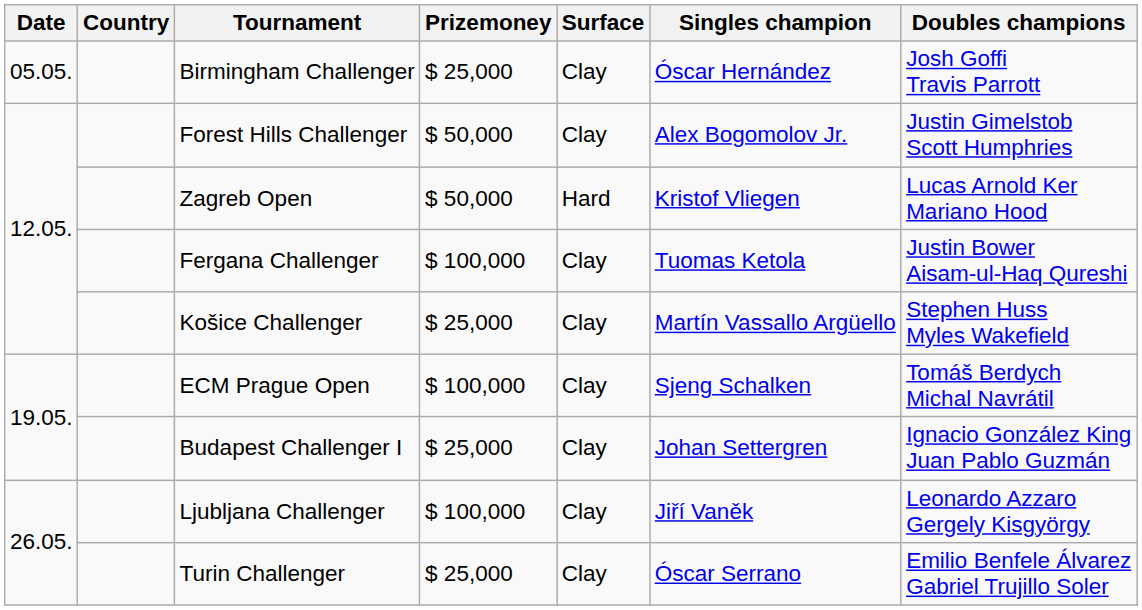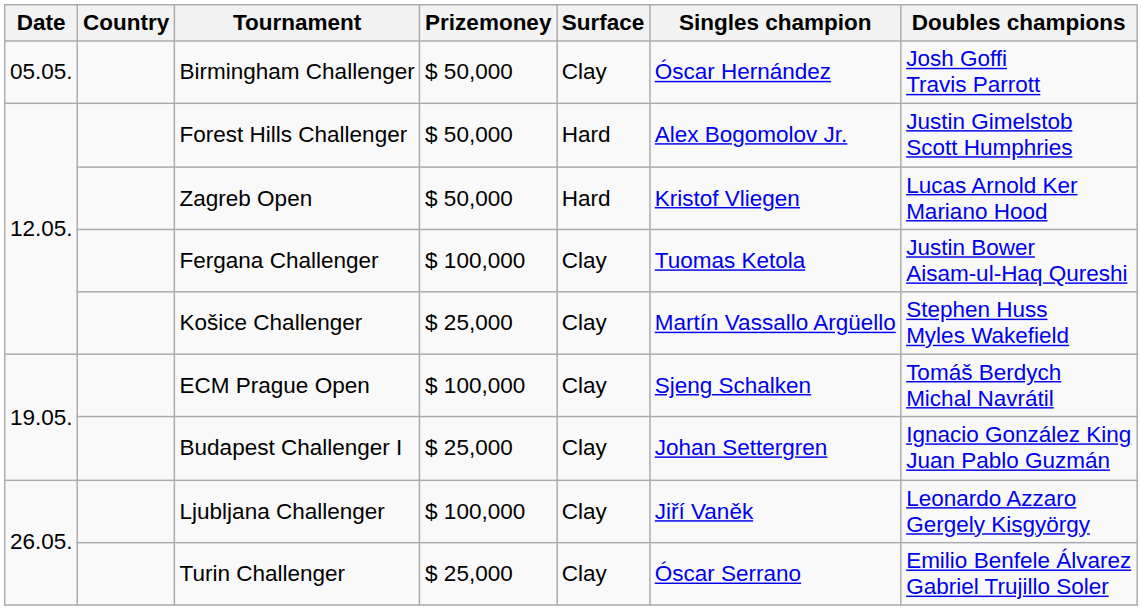(469, 71) $ 25,000 -> (469, 71) $ 50,000
(584, 134) Clay -> (586, 134) Hard
